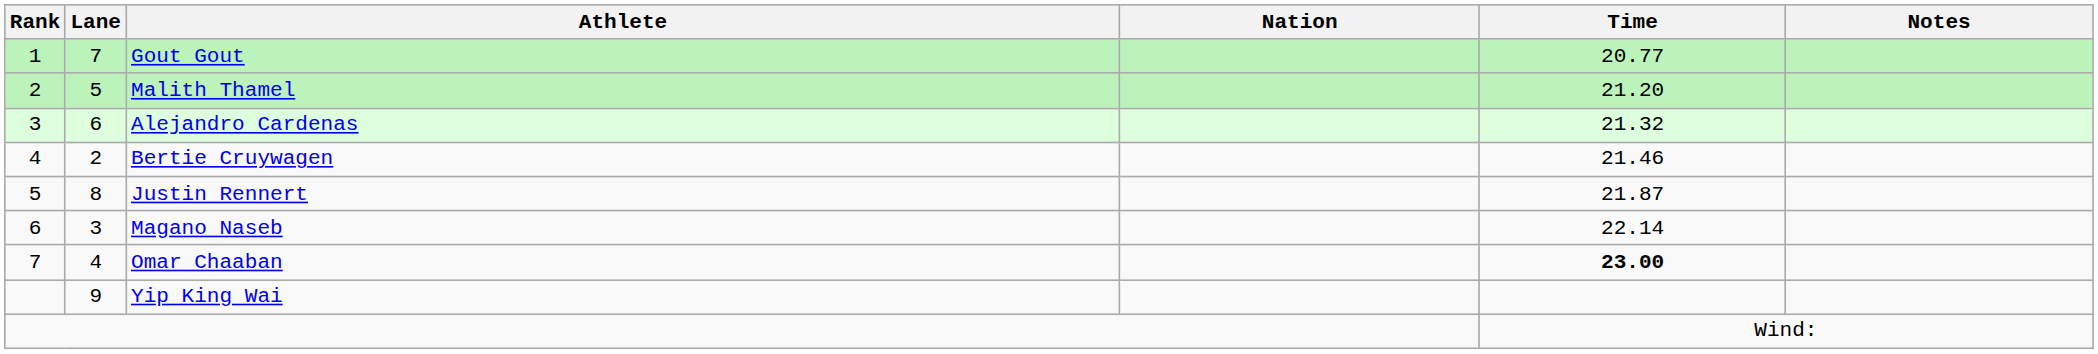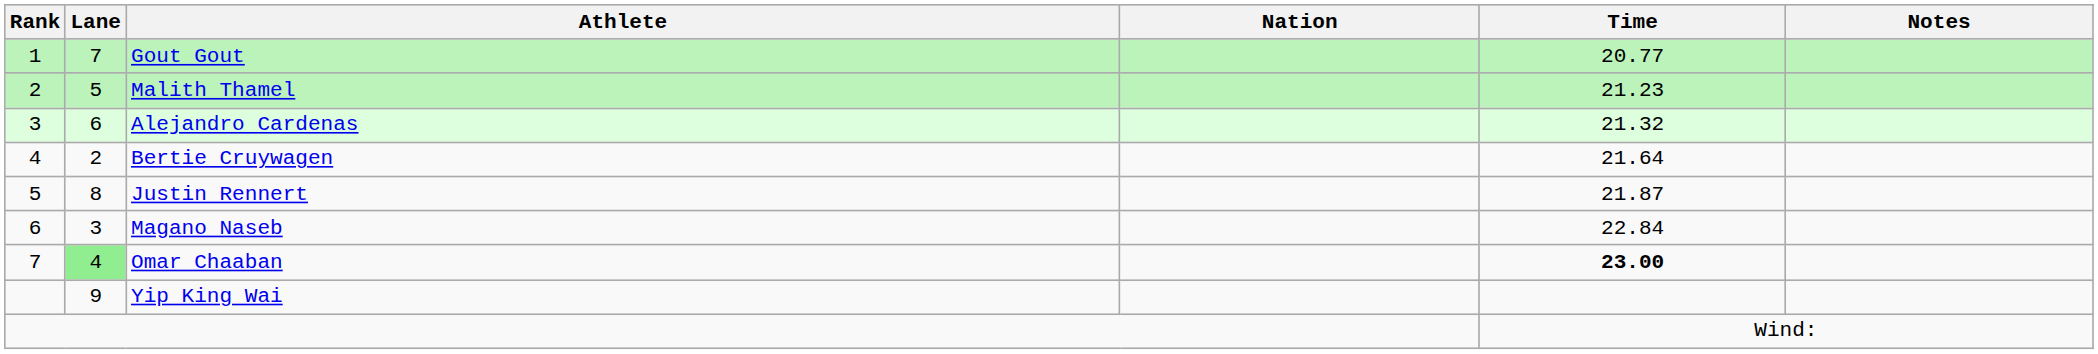(1633, 91) 21.20 -> (1633, 91) 21.23
(1633, 159) 21.46 -> (1633, 159) 21.64
(1633, 228) 22.14 -> (1633, 228) 22.84
(96, 262) no background -> (96, 262) lightgreen background
